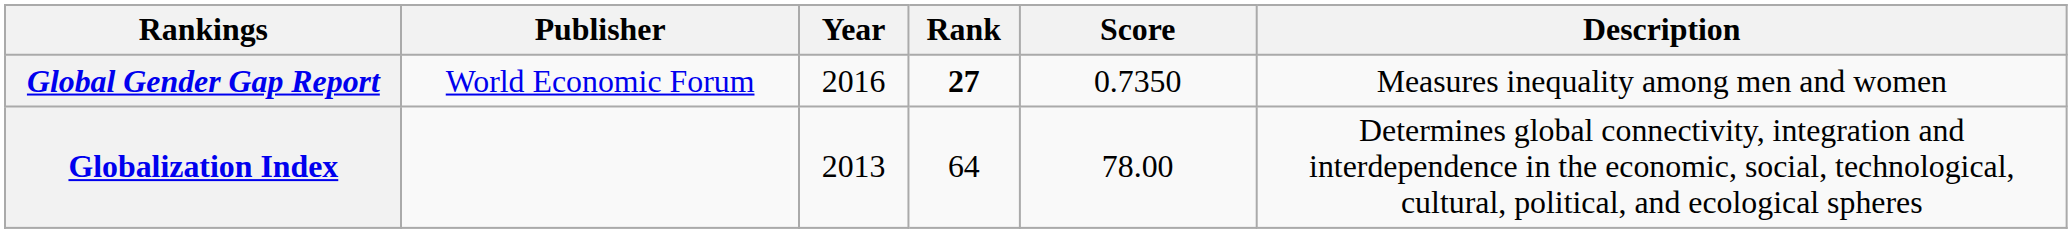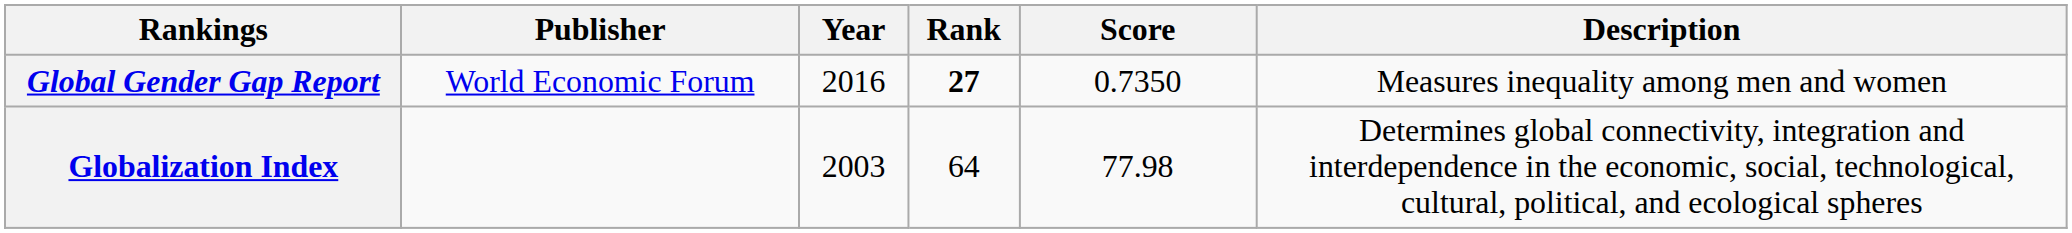(854, 166) 2013 -> (854, 166) 2003
(1138, 166) 78.00 -> (1138, 166) 77.98
